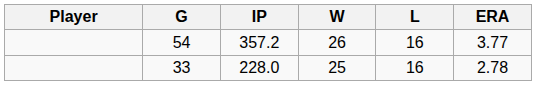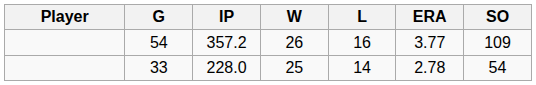+ column: (498, 17)
(415, 67) 16 -> (362, 67) 14
